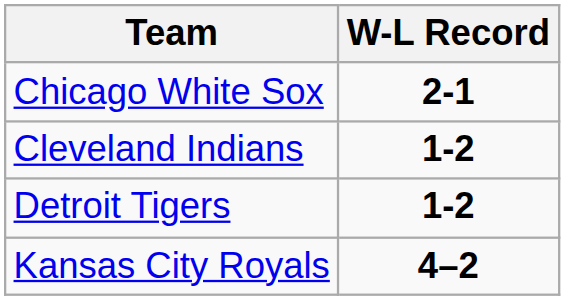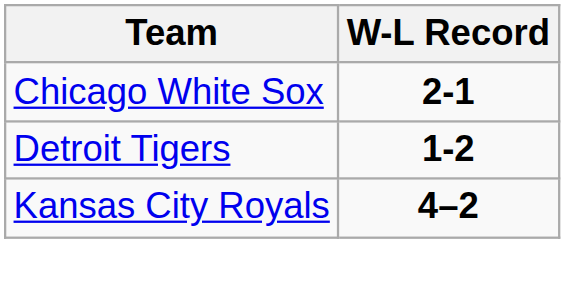- row: (159, 149)
